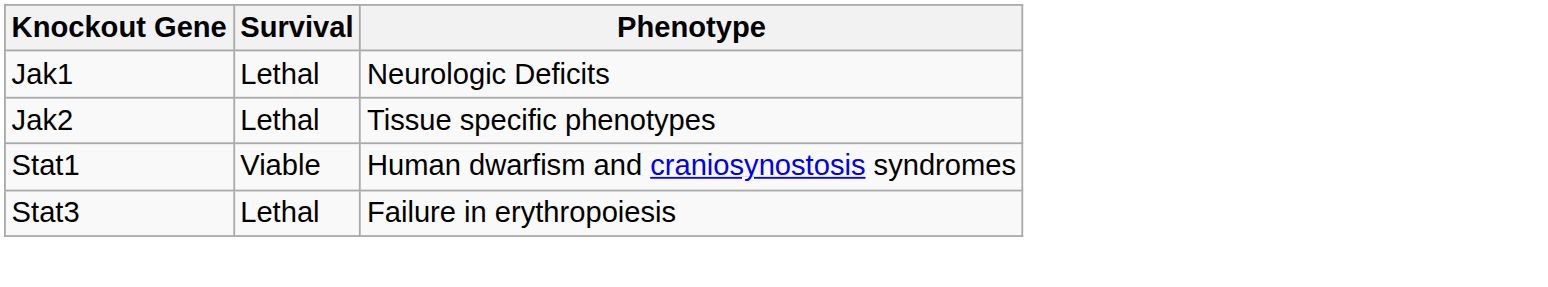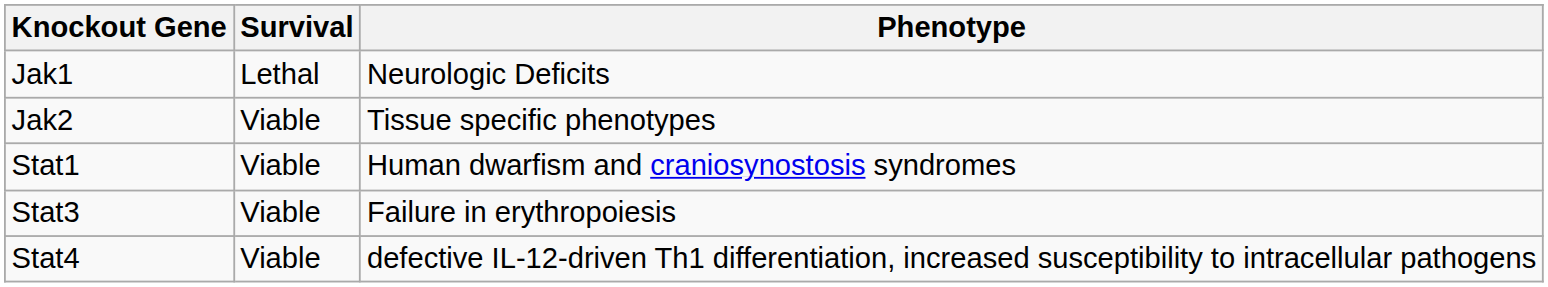(280, 119) Lethal -> (280, 119) Viable
(280, 212) Lethal -> (280, 212) Viable
+ row: (46, 258)
